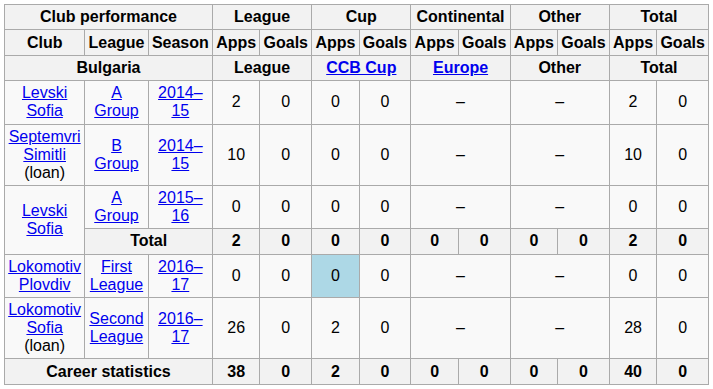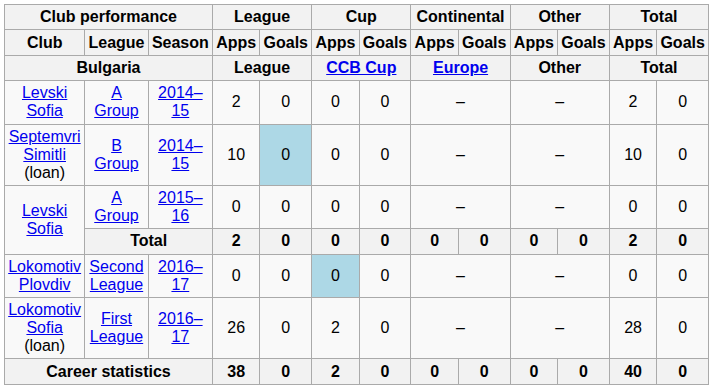(286, 154) no background -> (286, 154) lightblue background
(116, 275) First League -> (116, 275) Second League
(116, 328) Second League -> (116, 328) First League
